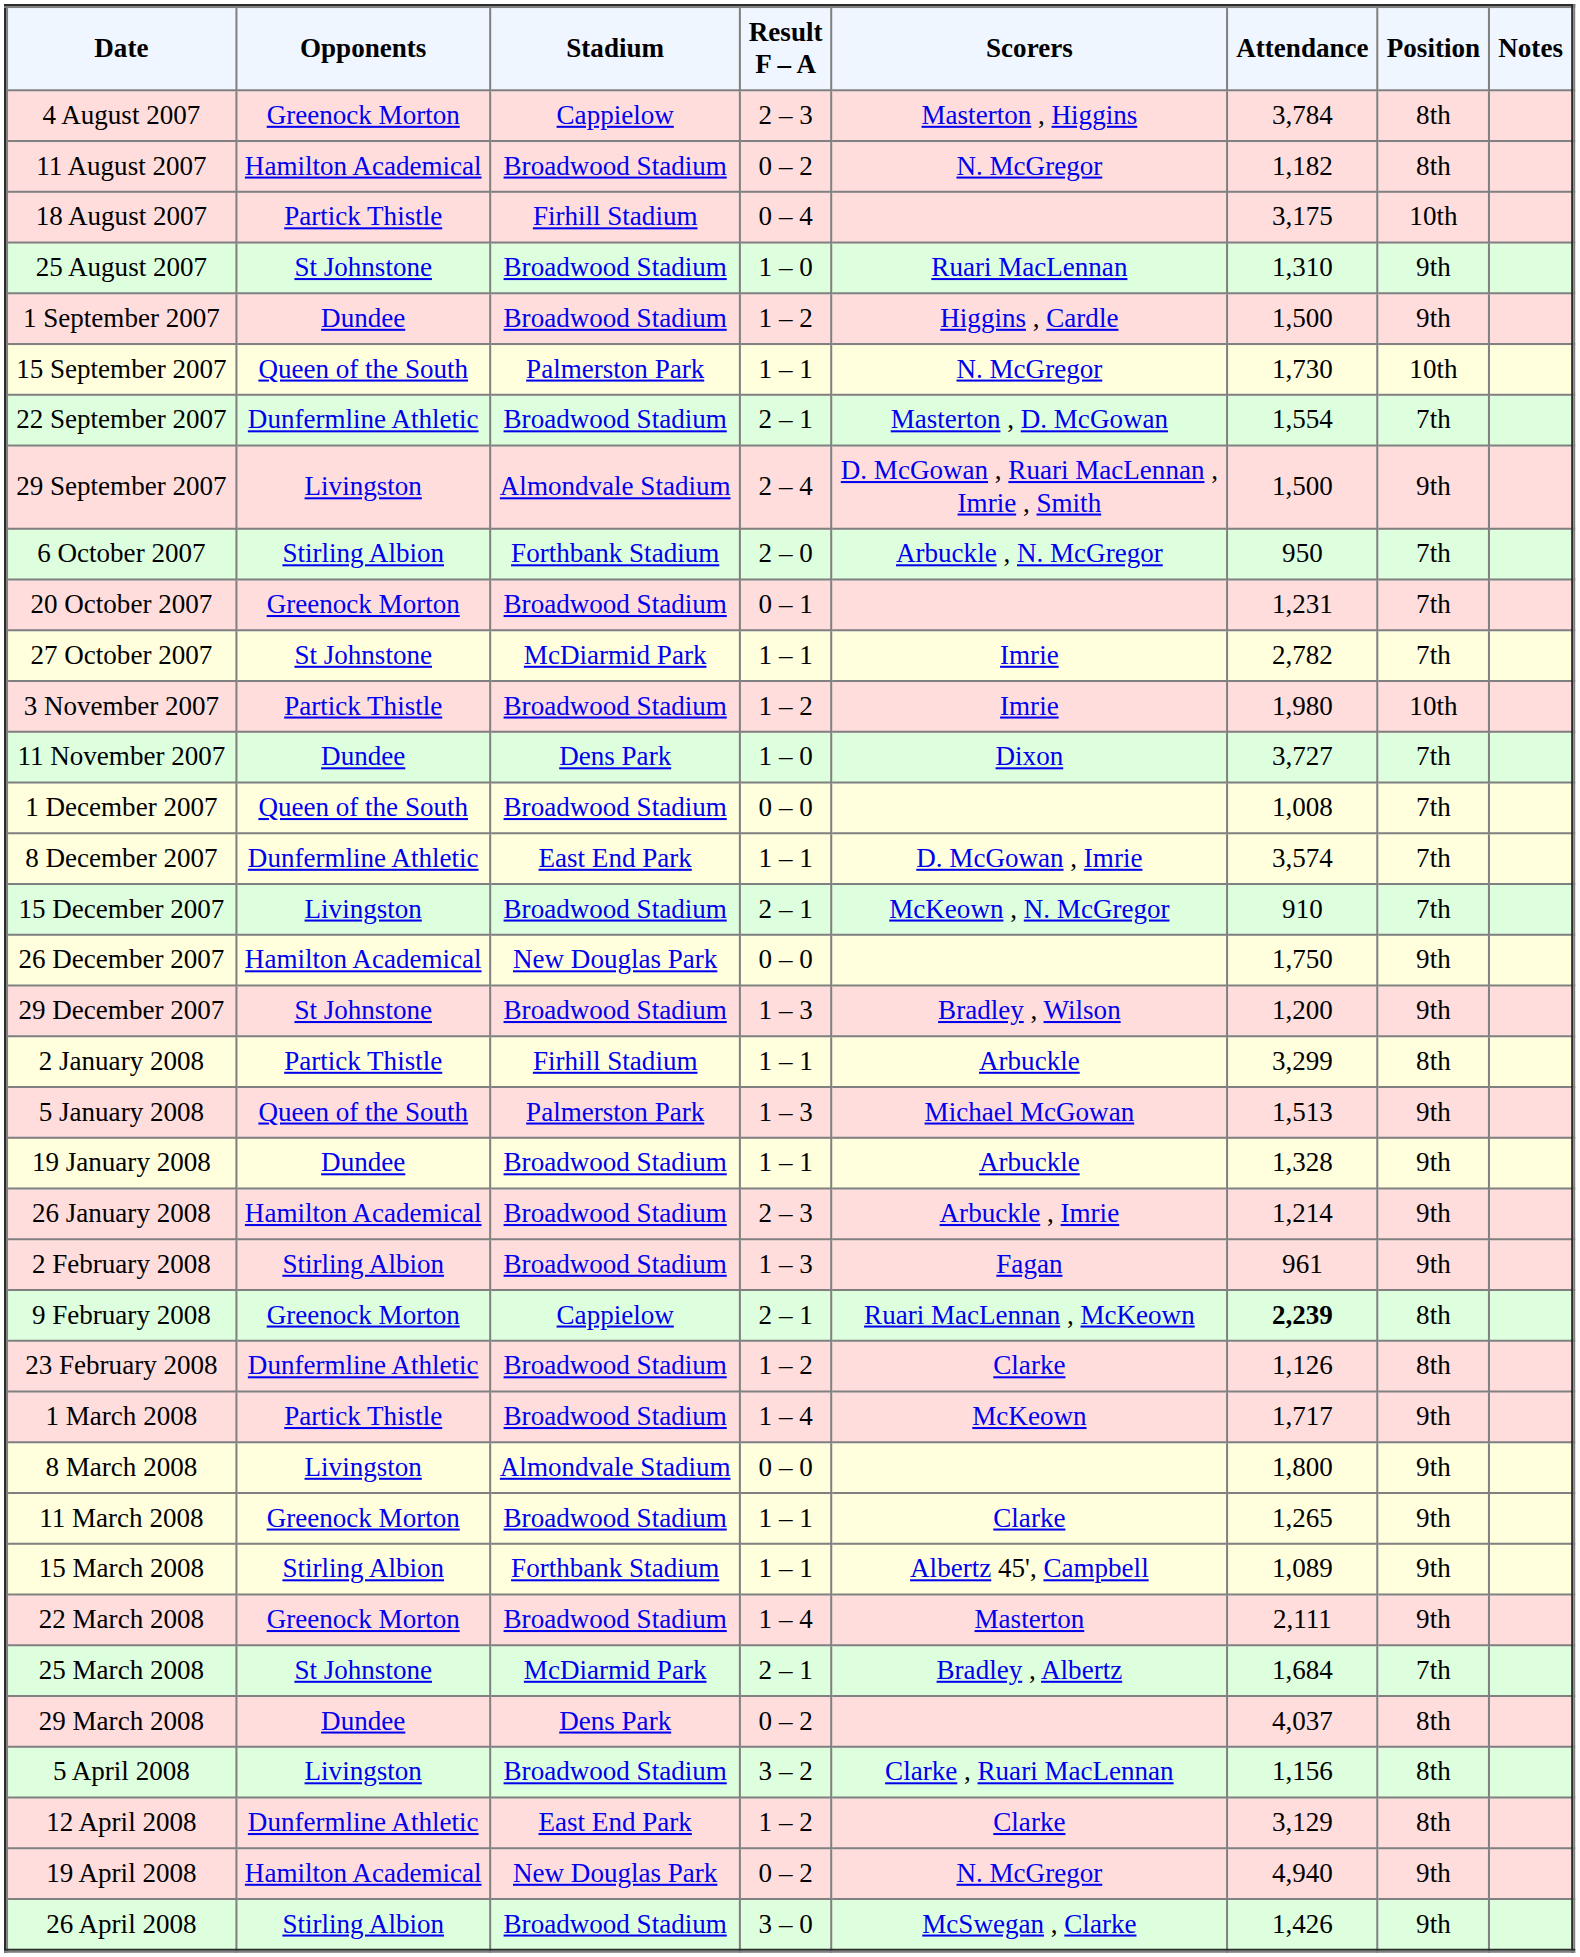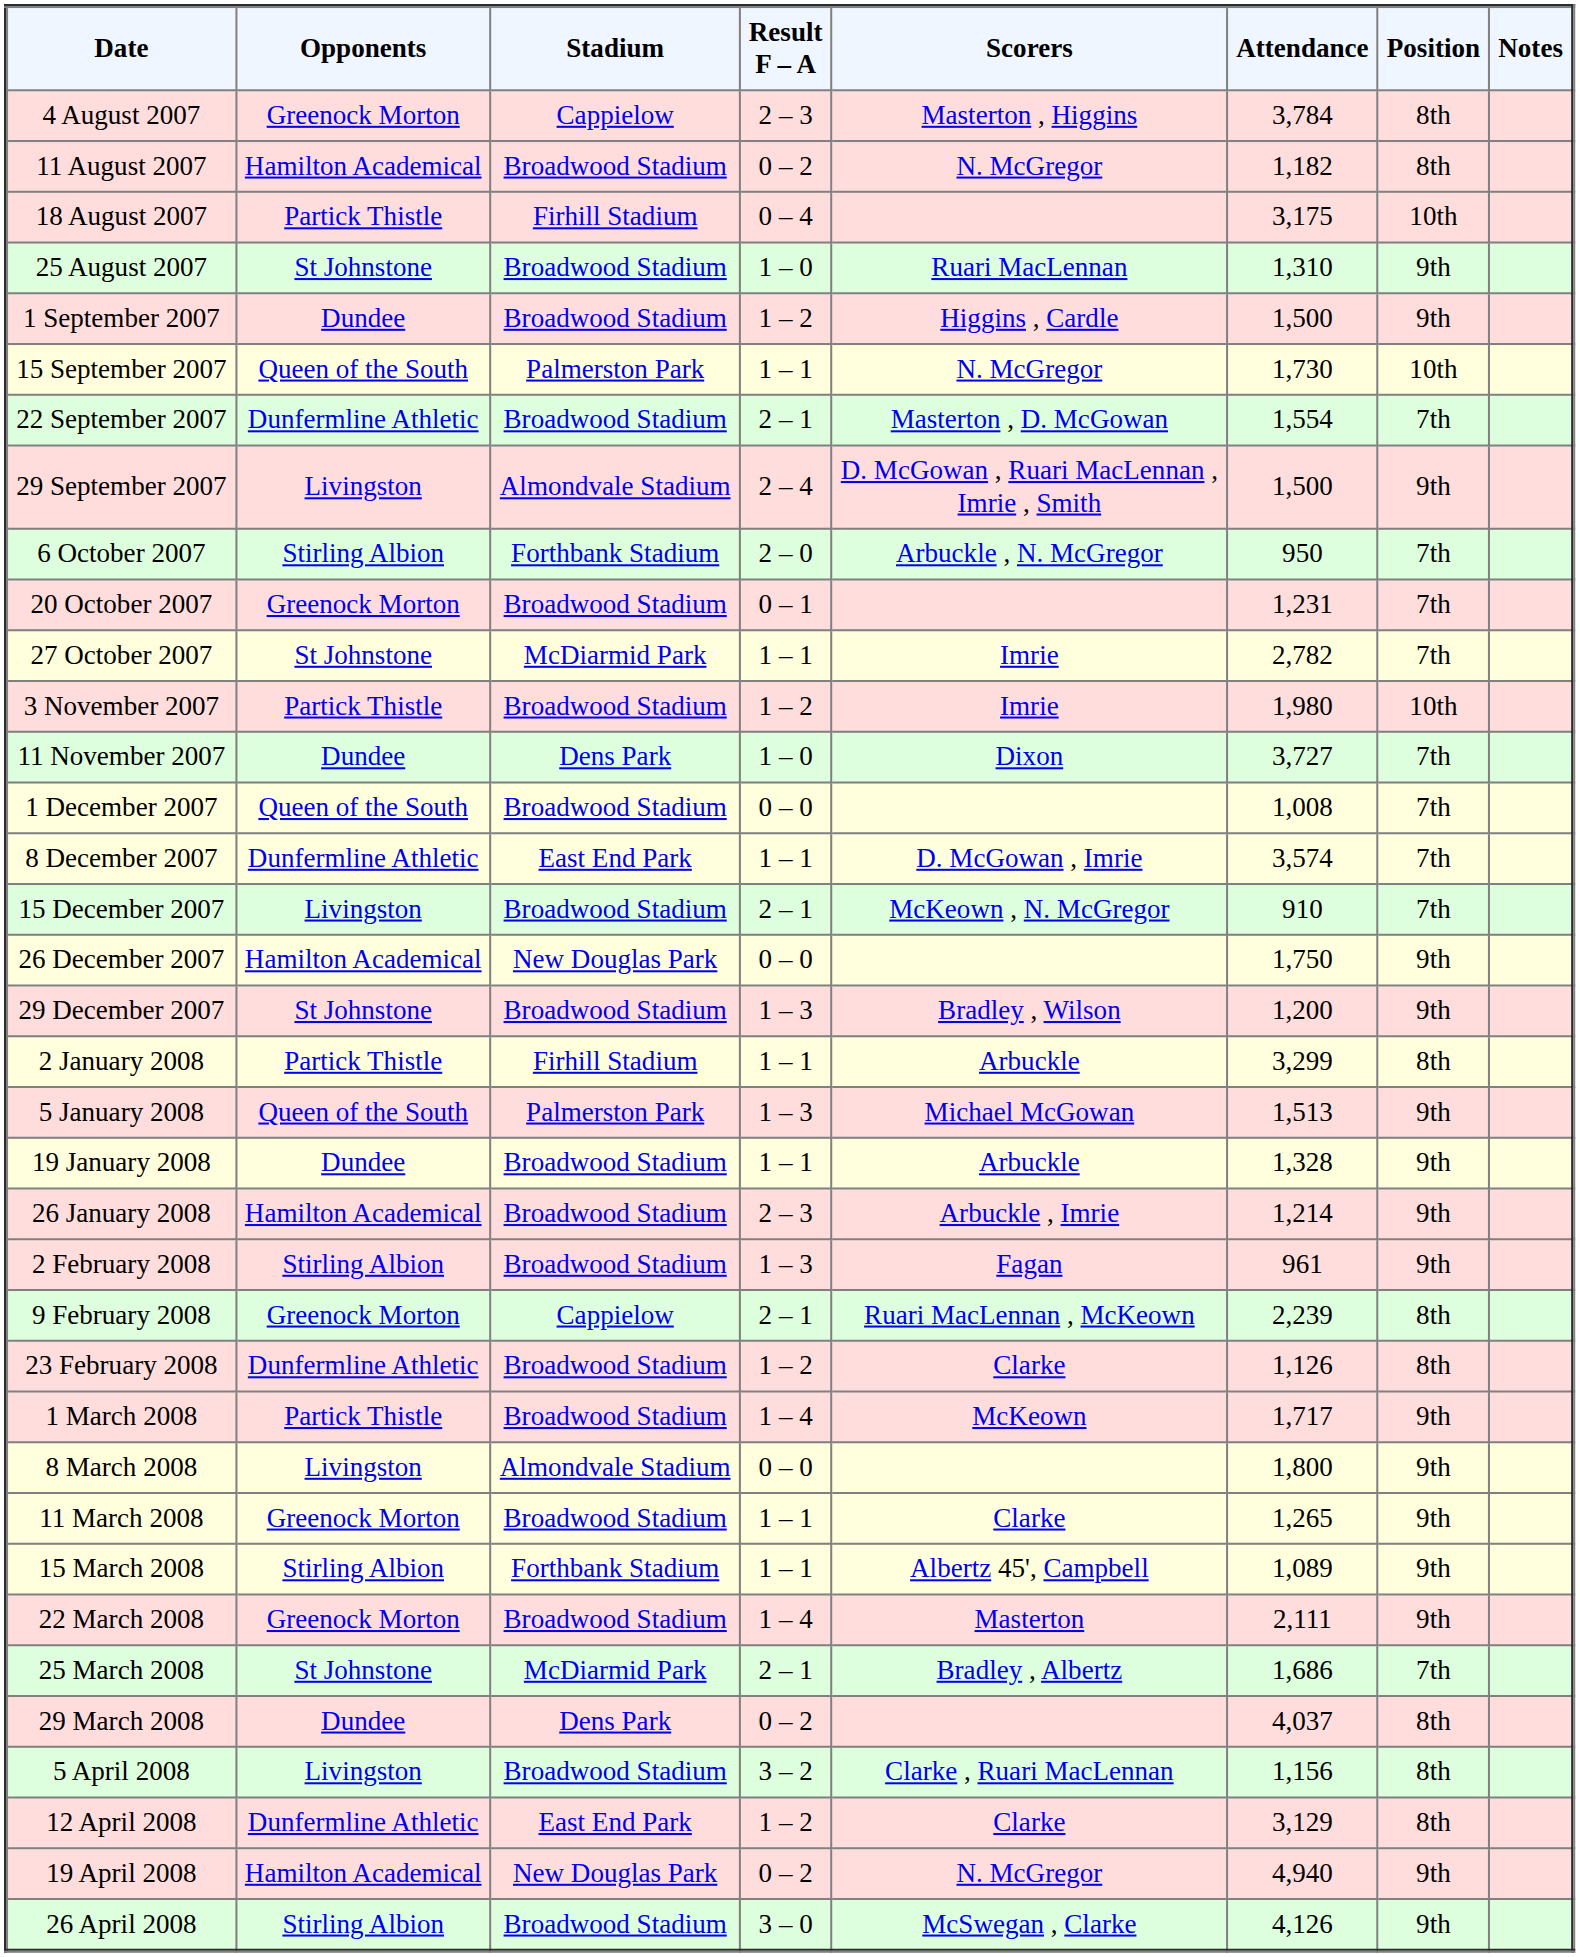(1302, 1314) bold -> (1302, 1314) normal
(1302, 1670) 1,684 -> (1302, 1670) 1,686
(1302, 1923) 1,426 -> (1302, 1923) 4,126
